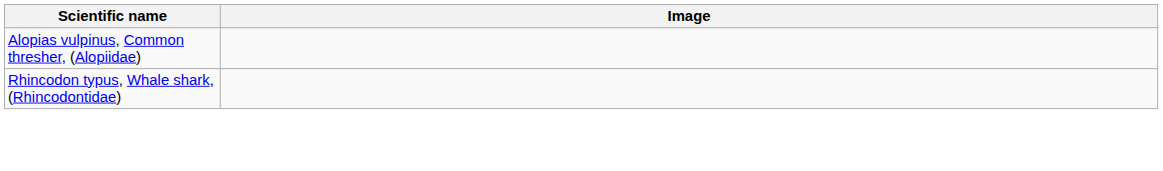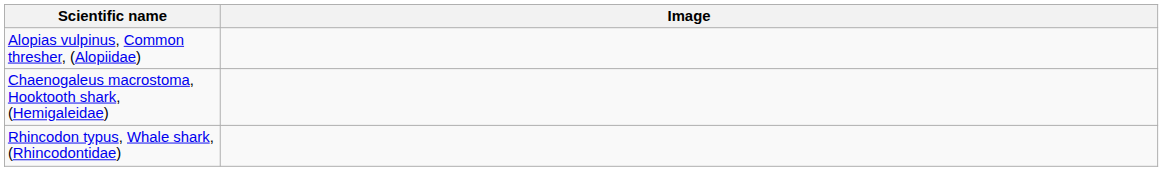+ row: (101, 96)
